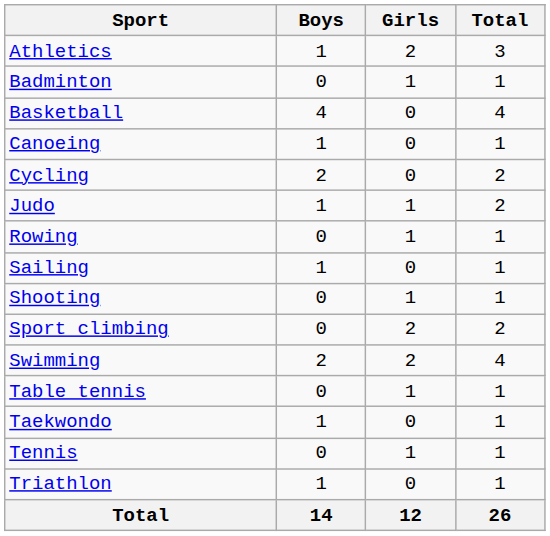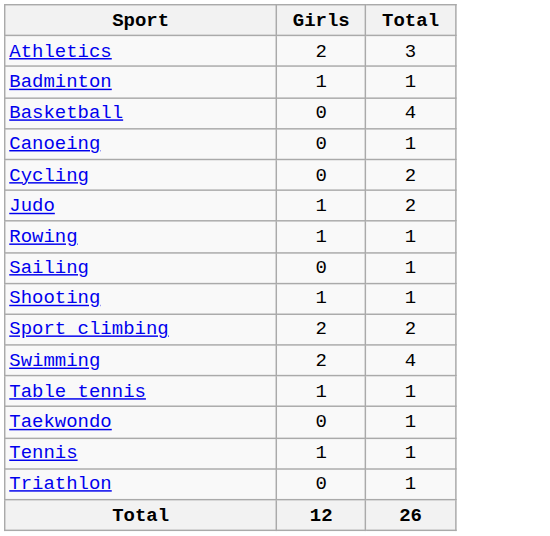- column: (321, 20)
